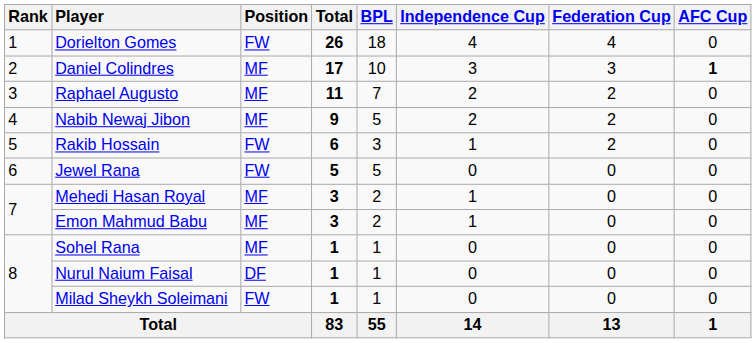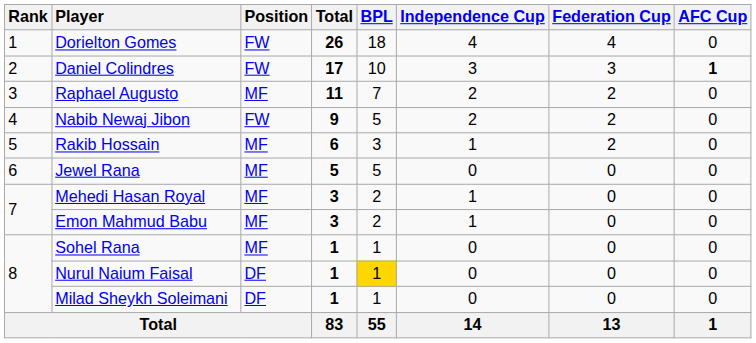(256, 68) MF -> (257, 68) FW
(256, 119) MF -> (257, 119) FW
(257, 145) FW -> (256, 145) MF
(257, 171) FW -> (256, 171) MF
(377, 273) no background -> (377, 273) gold background
(257, 299) FW -> (255, 299) DF
